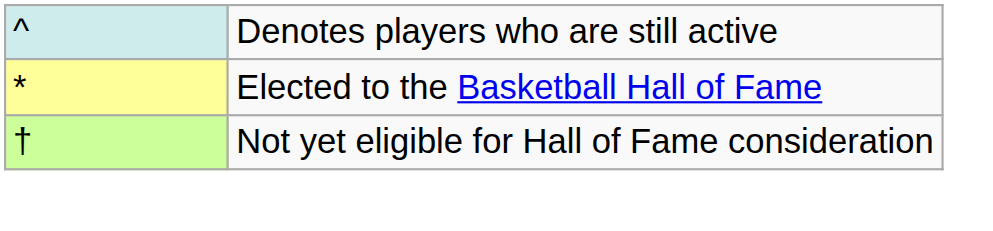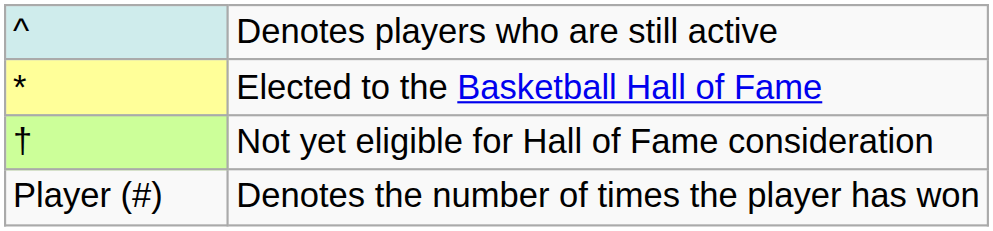+ row: (608, 196)
